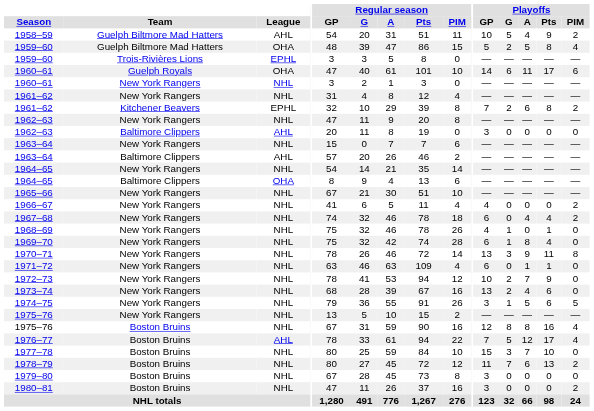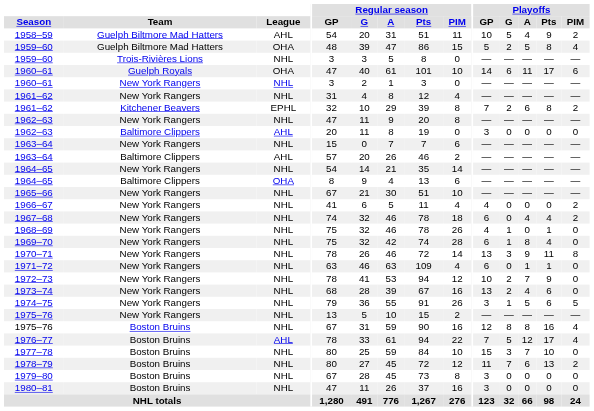(283, 59) EPHL -> (283, 59) NHL
(575, 388) 2 -> (575, 388) 0
